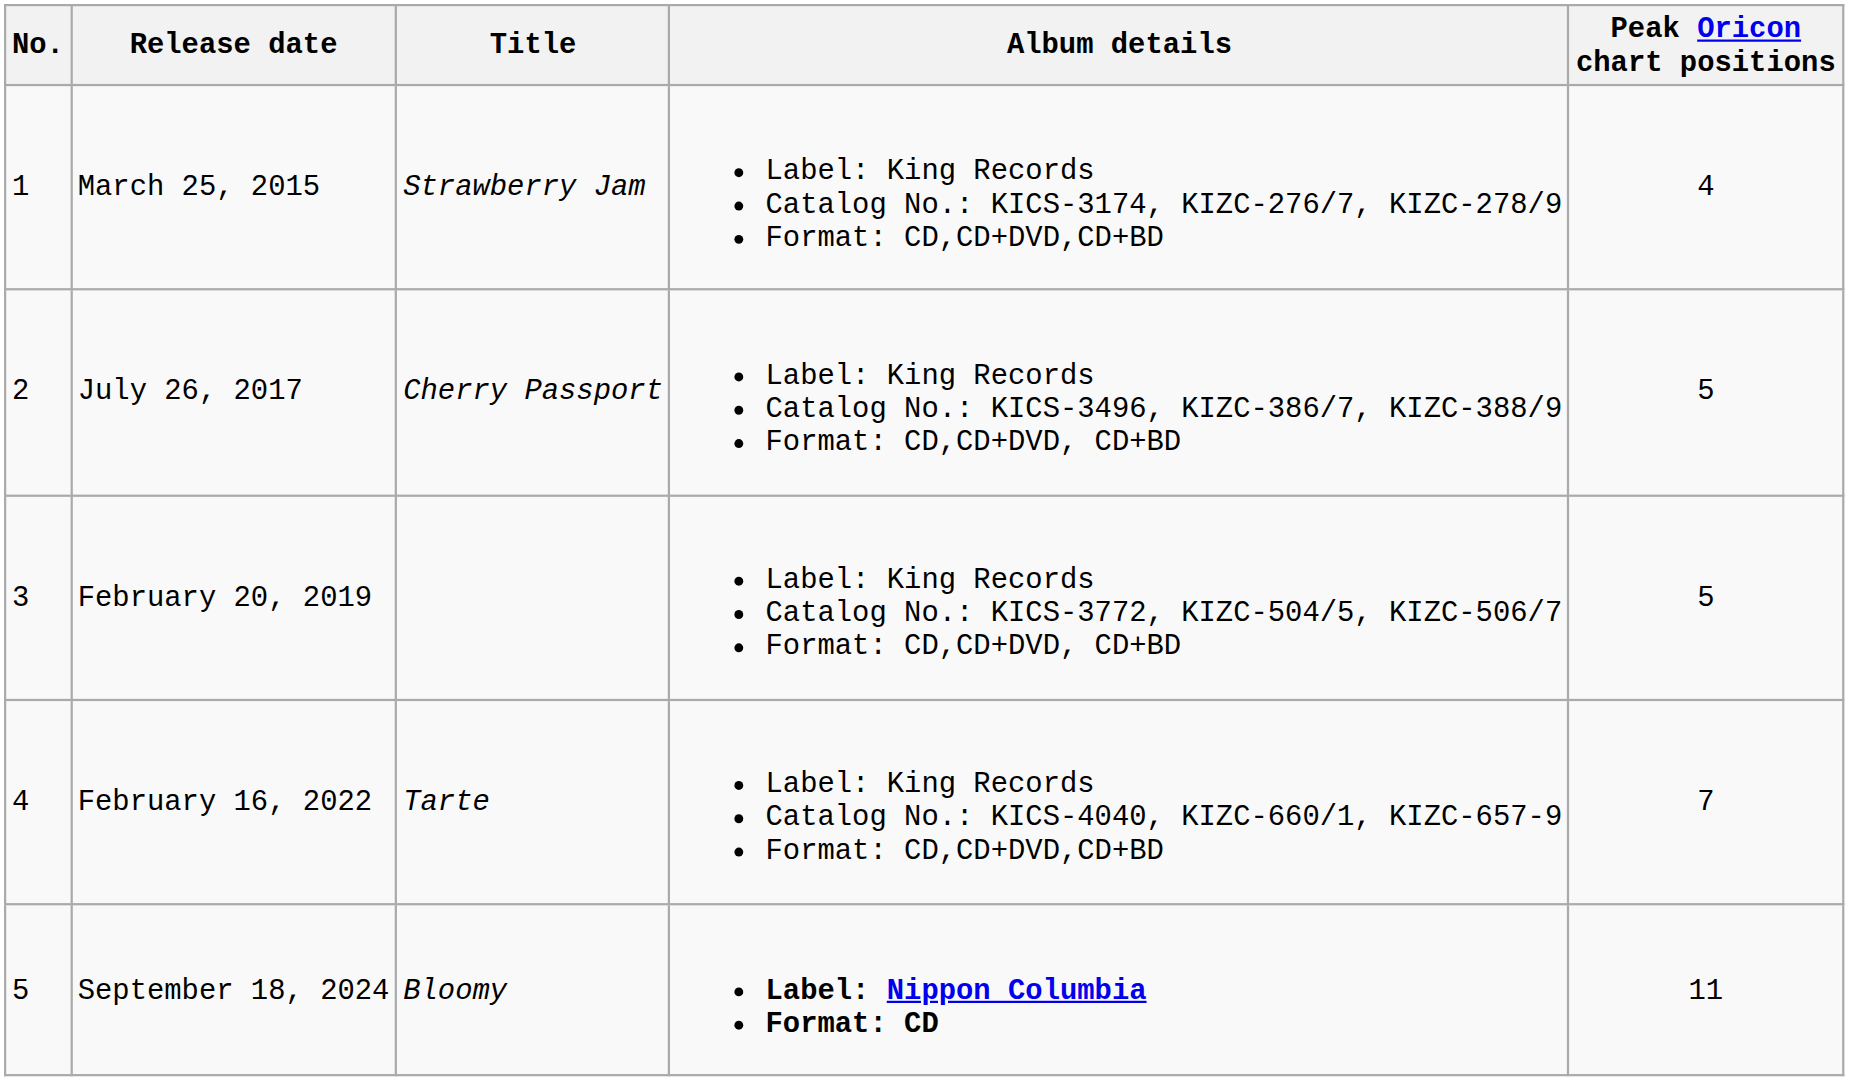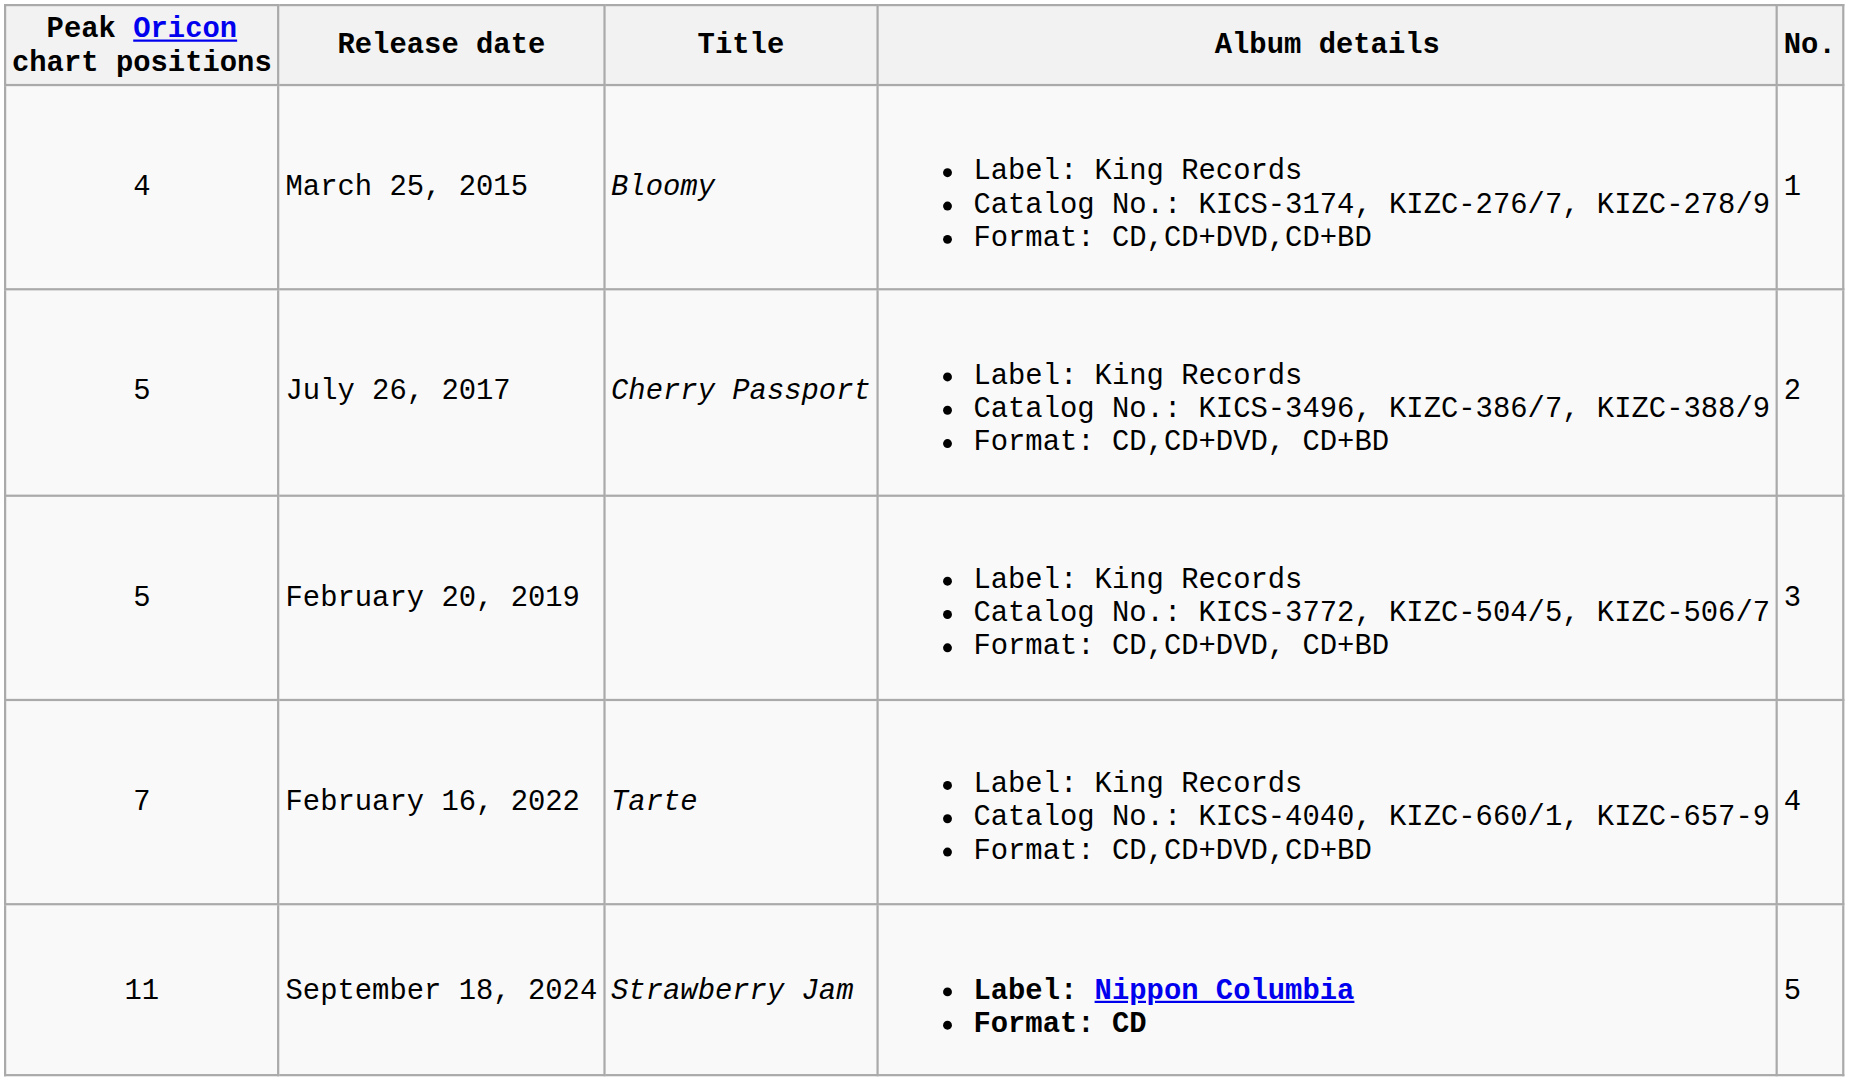columns swapped: (38, 45) <-> (1706, 45)
(524, 188) Strawberry Jam -> (663, 188) Bloomy
(455, 990) Bloomy -> (732, 990) Strawberry Jam
